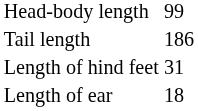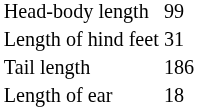rows swapped: (47, 39) <-> (81, 67)
